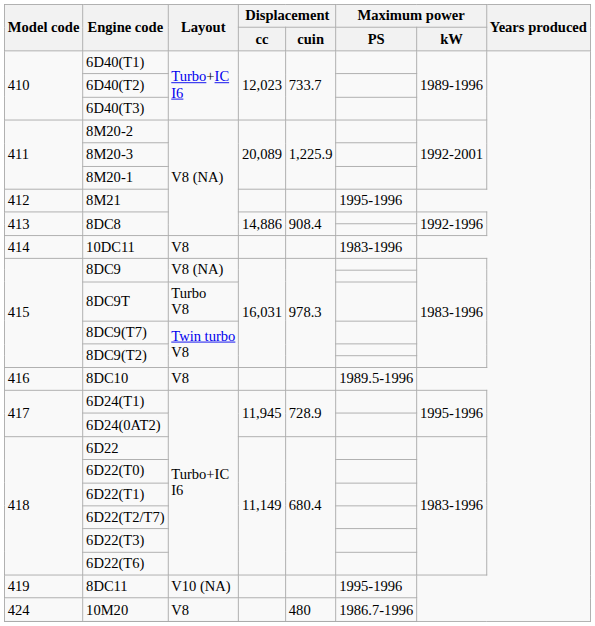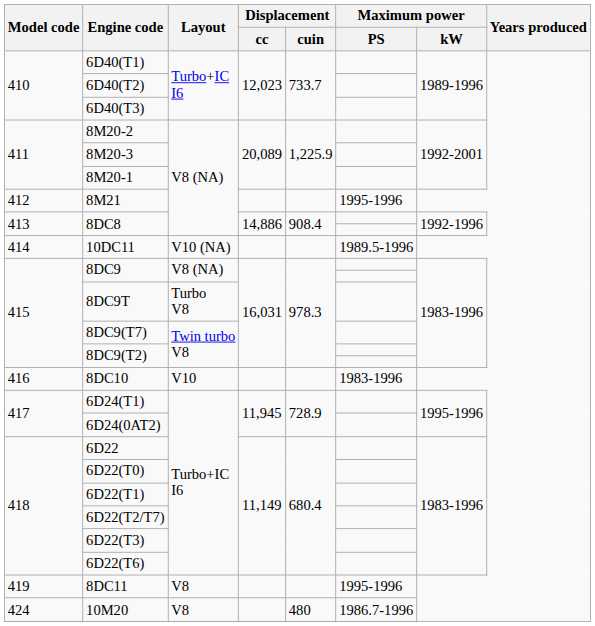(180, 246) V8 -> (201, 246) V10 (NA)
(371, 246) 1983-1996 -> (376, 246) 1989.5-1996
(180, 378) V8 -> (184, 378) V10
(376, 378) 1989.5-1996 -> (371, 378) 1983-1996
(201, 586) V10 (NA) -> (180, 586) V8
